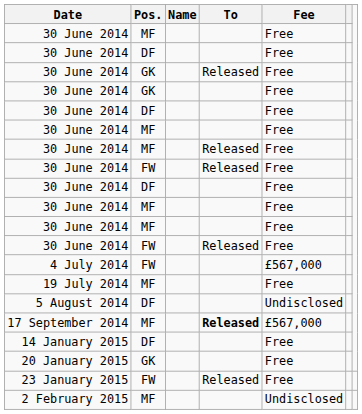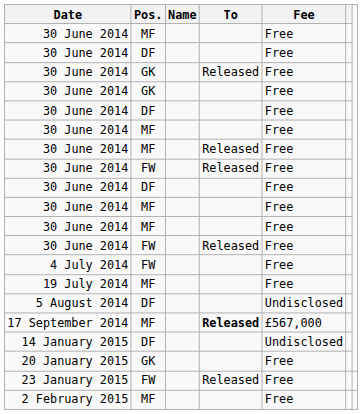(293, 265) £567,000 -> (279, 265) Free
(279, 342) Free -> (304, 342) Undisclosed
(304, 400) Undisclosed -> (279, 400) Free
